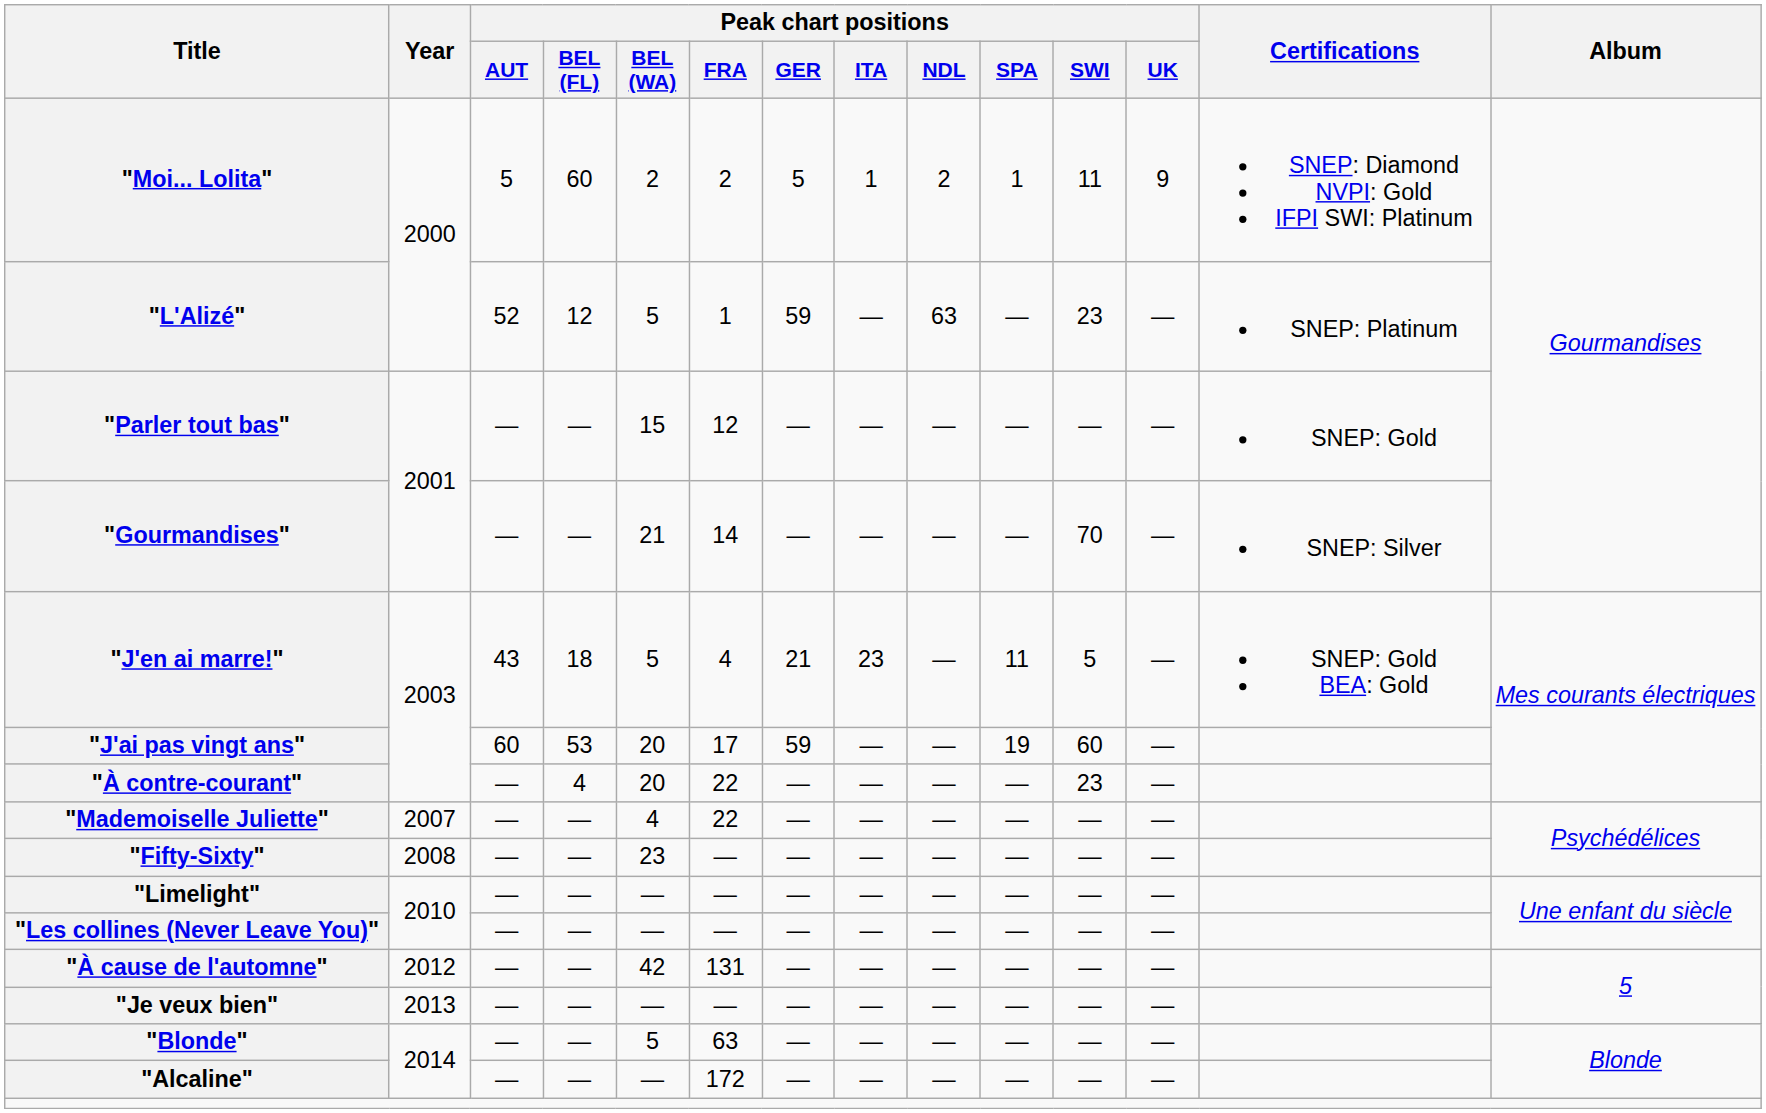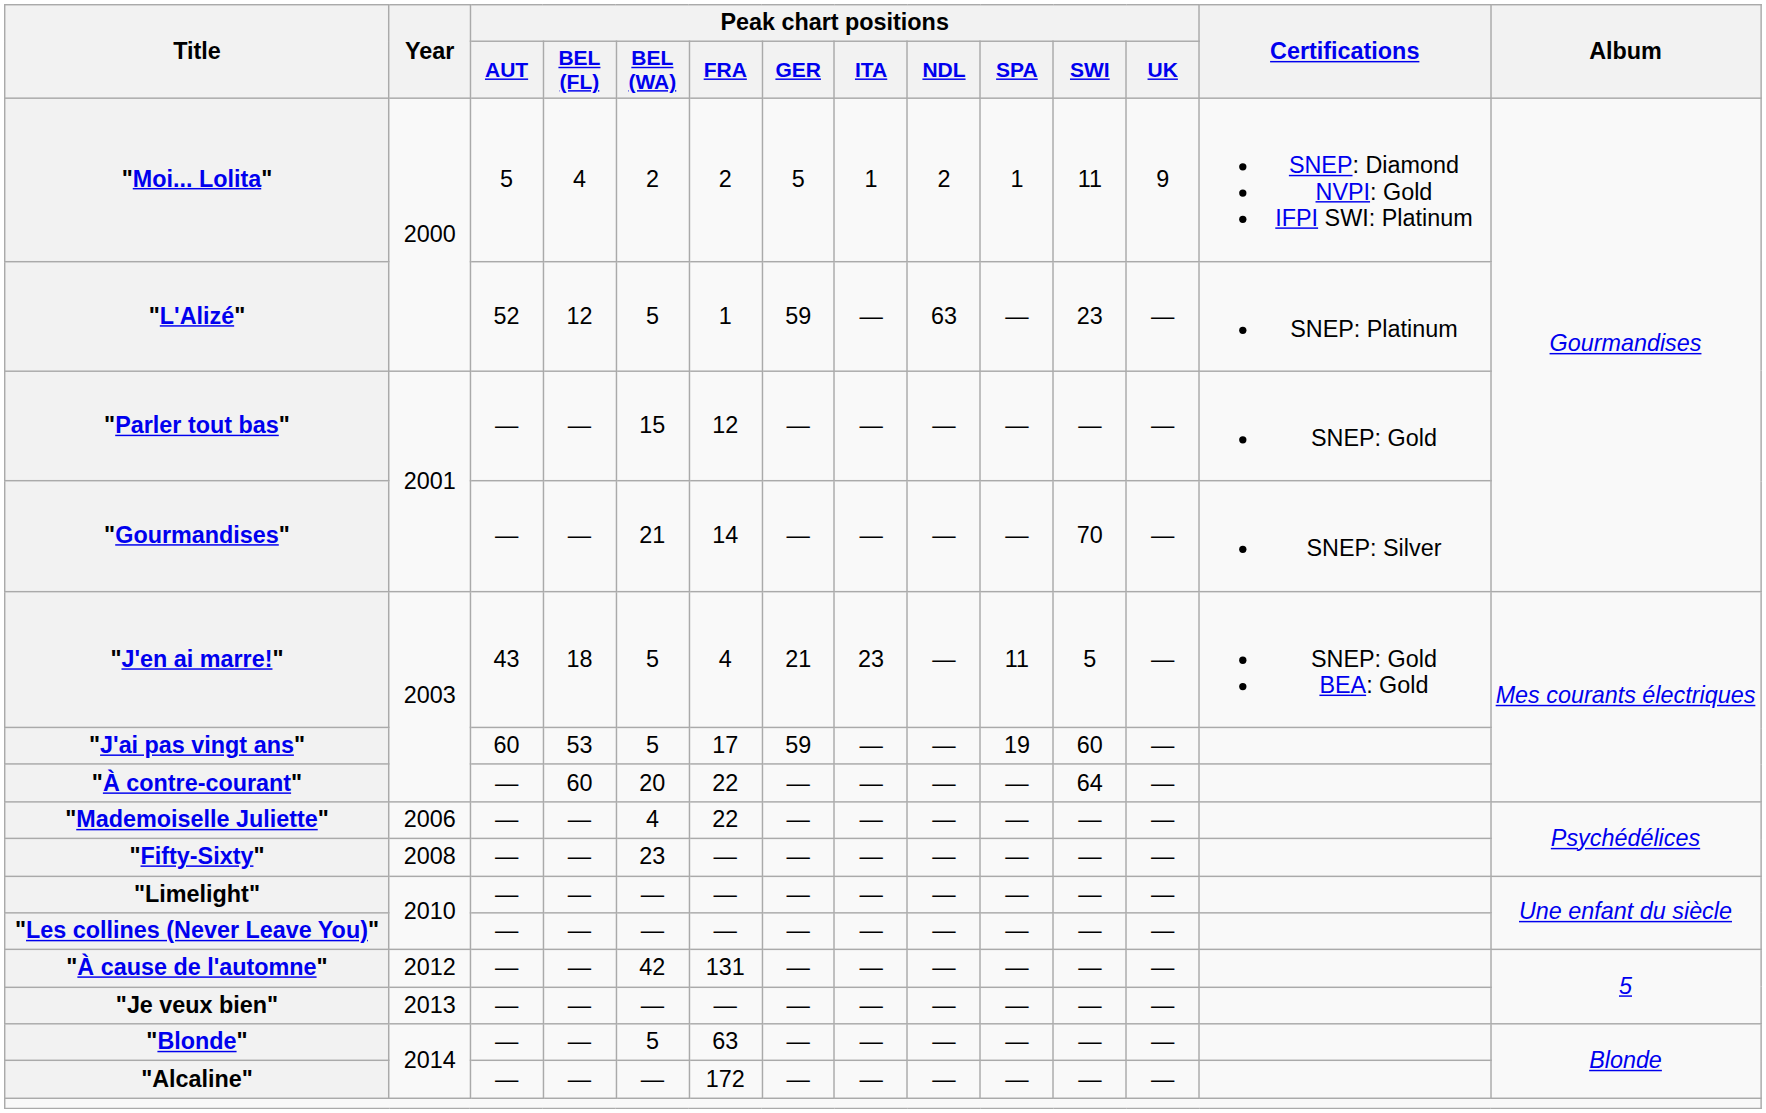(579, 179) 60 -> (579, 179) 4
(652, 745) 20 -> (652, 745) 5
(579, 782) 4 -> (579, 782) 60
(1090, 782) 23 -> (1090, 782) 64
(430, 819) 2007 -> (430, 819) 2006
